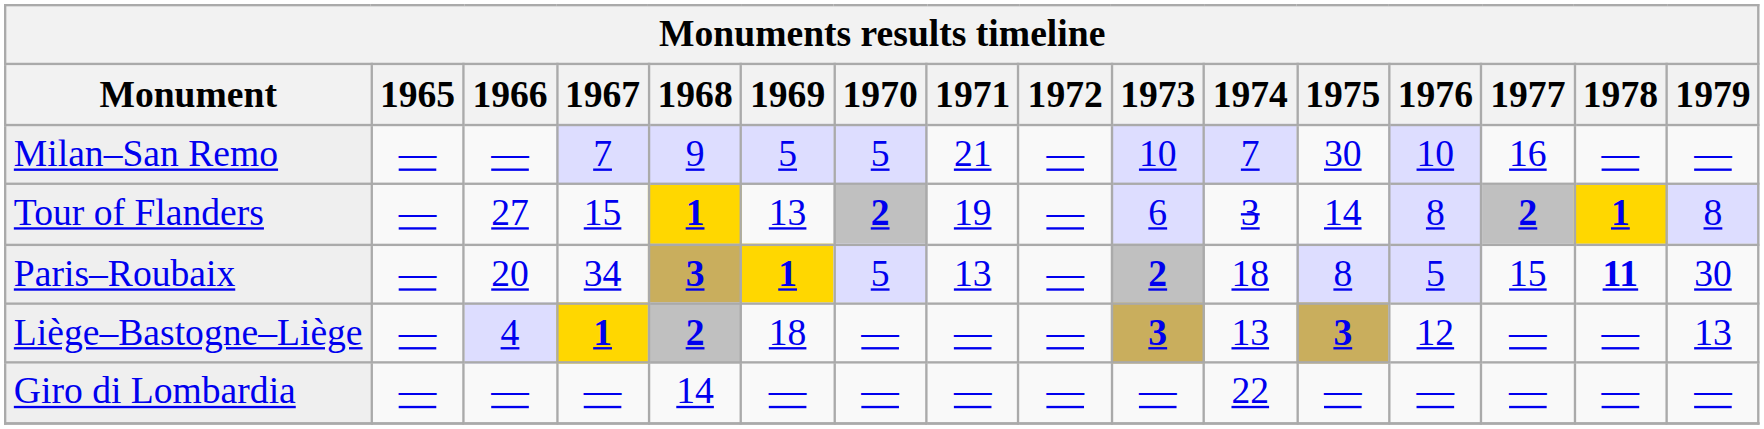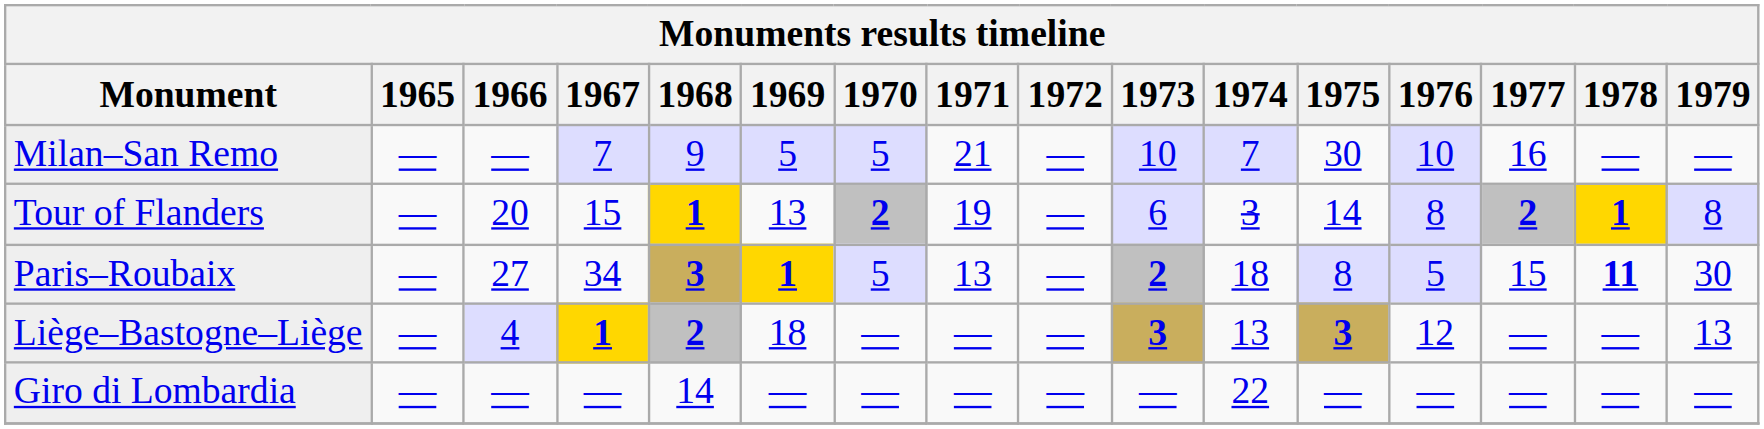(510, 213) 27 -> (510, 213) 20
(510, 272) 20 -> (510, 272) 27
